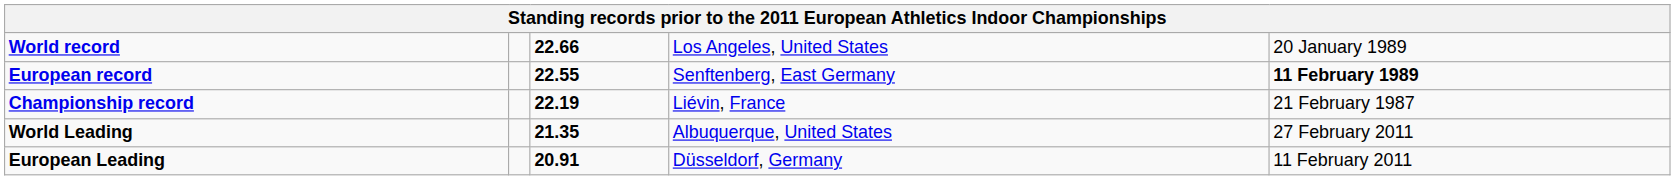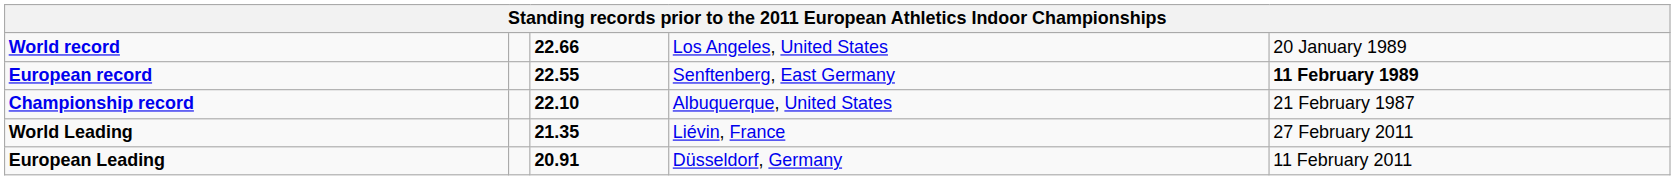(557, 103) 22.19 -> (557, 103) 22.10
(729, 103) Liévin, France -> (782, 103) Albuquerque, United States
(782, 132) Albuquerque, United States -> (729, 132) Liévin, France
